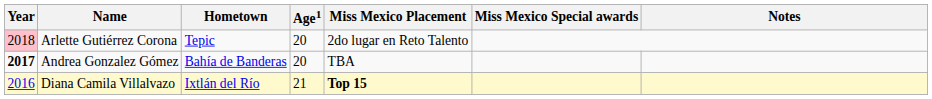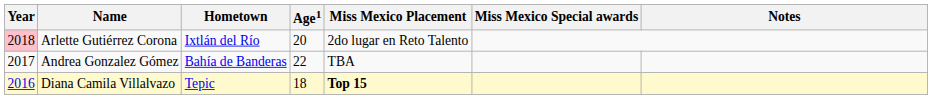(200, 40) Tepic -> (222, 40) Ixtlán del Río
(21, 62) bold -> (21, 62) normal
(300, 62) 20 -> (300, 62) 22
(222, 83) Ixtlán del Río -> (200, 83) Tepic
(300, 83) 21 -> (300, 83) 18
